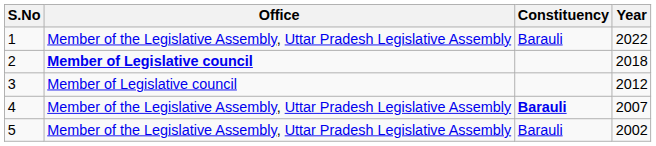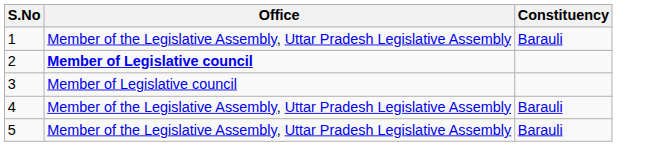- column: (632, 15)
(542, 107) bold -> (540, 107) normal
